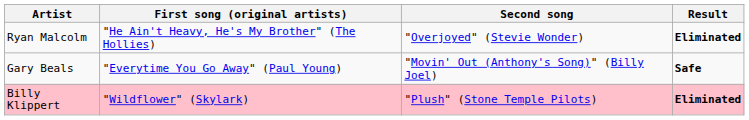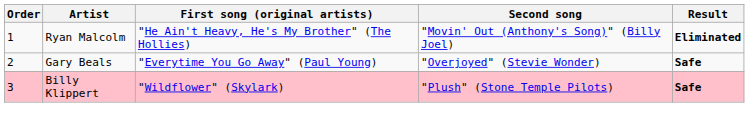+ column: (24, 13)
(494, 38) "Overjoyed" (Stevie Wonder) -> (541, 38) "Movin' Out (Anthony's Song)" (Billy Joel)
(524, 69) "Movin' Out (Anthony's Song)" (Billy Joel) -> (511, 62) "Overjoyed" (Stevie Wonder)
(708, 99) Eliminated -> (688, 87) Safe
